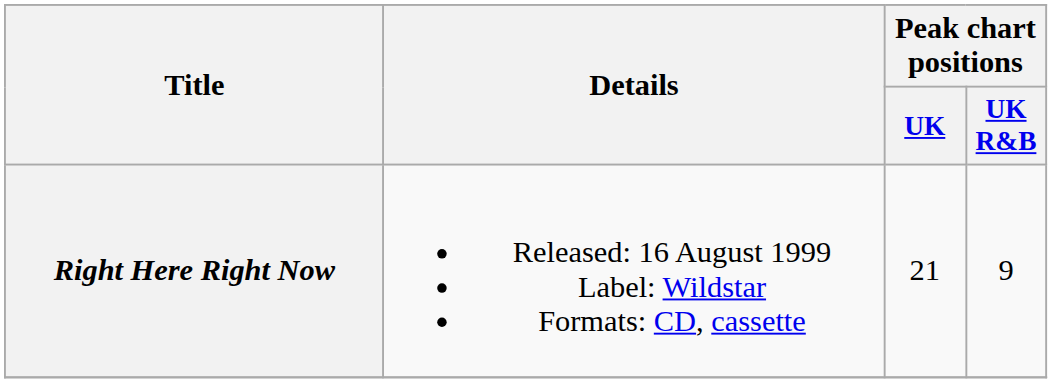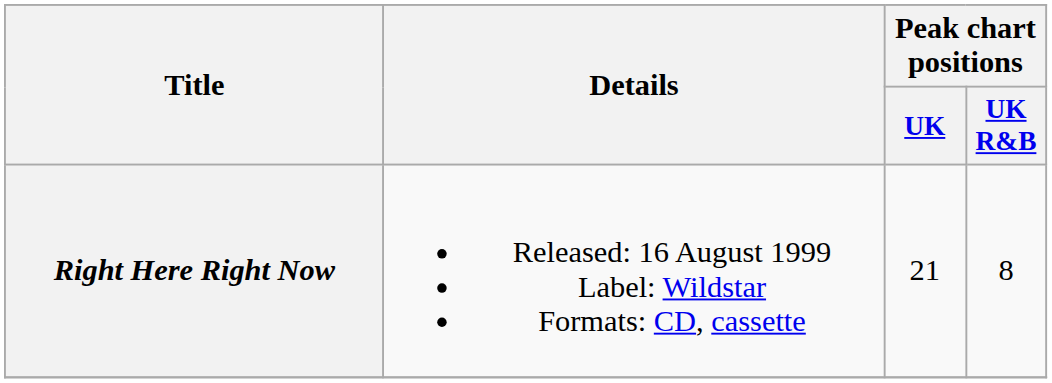(1006, 270) 9 -> (1006, 270) 8
